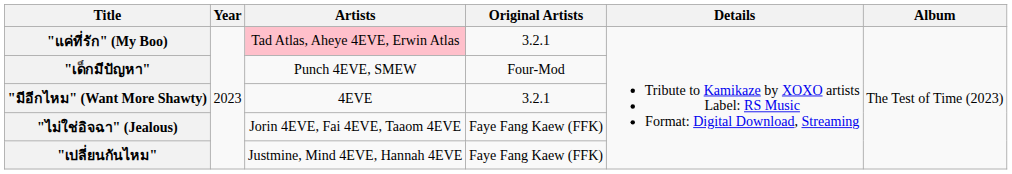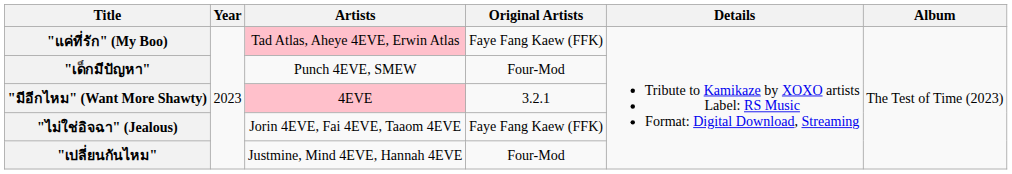(536, 41) 3.2.1 -> (536, 41) Faye Fang Kaew (FFK)
(355, 98) no background -> (355, 98) pink background
(536, 155) Faye Fang Kaew (FFK) -> (536, 155) Four-Mod
